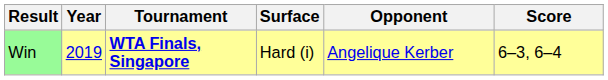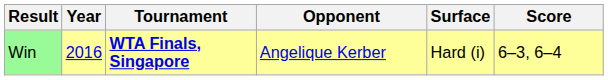columns swapped: (290, 17) <-> (409, 17)
(84, 52) 2019 -> (84, 52) 2016
